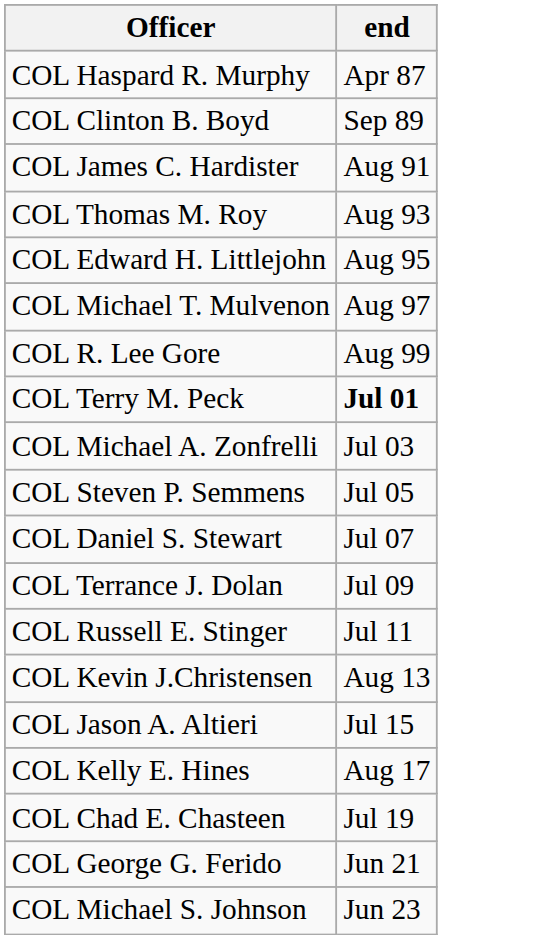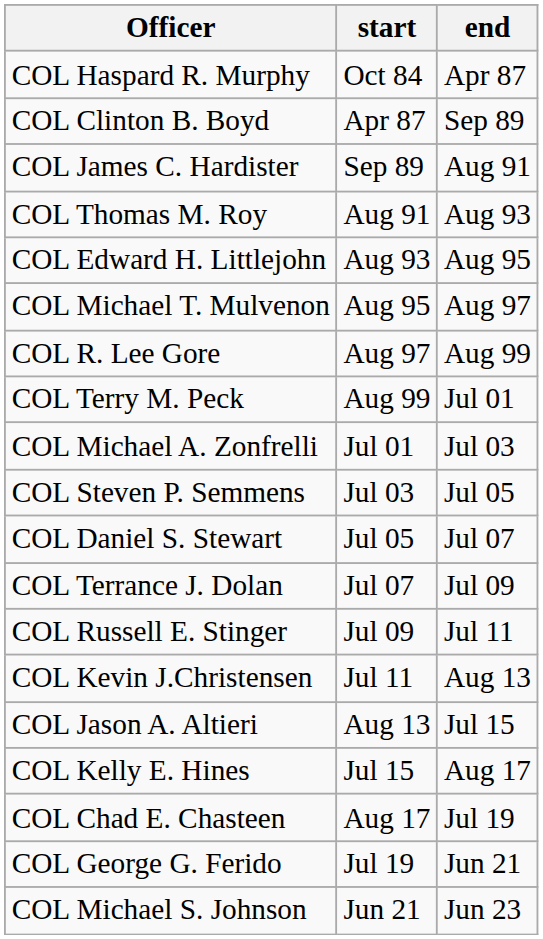+ column: (387, 27)
(381, 399) bold -> (479, 399) normal
